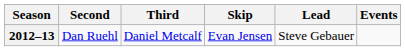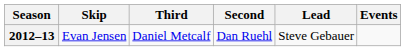columns swapped: (240, 14) <-> (90, 14)
